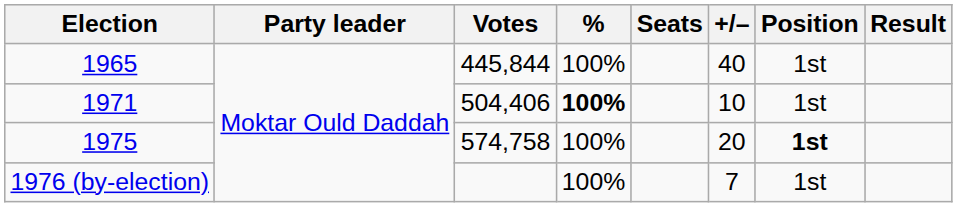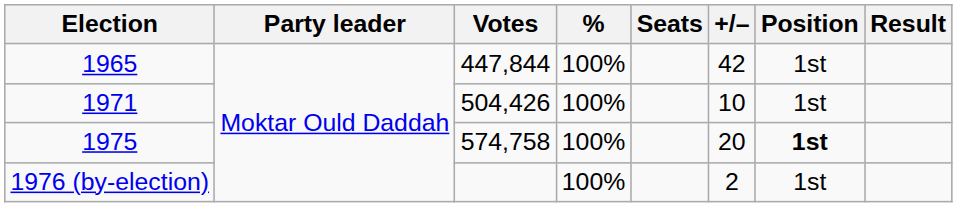(506, 63) 445,844 -> (506, 63) 447,844
(732, 63) 40 -> (732, 63) 42
(506, 102) 504,406 -> (506, 102) 504,426
(594, 102) bold -> (594, 102) normal
(732, 181) 7 -> (732, 181) 2
